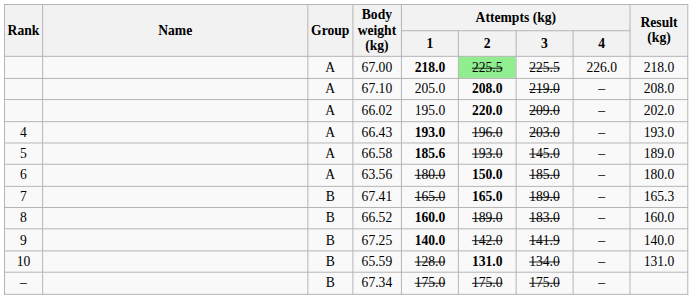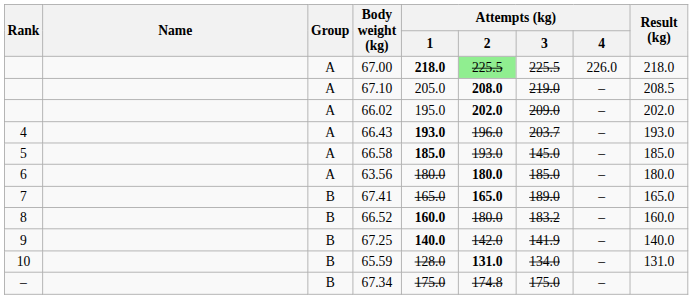(659, 89) 208.0 -> (659, 89) 208.5
(487, 110) 220.0 -> (487, 110) 202.0
(544, 132) 203.0 -> (544, 132) 203.7
(430, 153) 185.6 -> (430, 153) 185.0
(659, 153) 189.0 -> (659, 153) 185.0
(487, 175) 150.0 -> (487, 175) 180.0
(659, 196) 165.3 -> (659, 196) 165.0
(487, 218) 189.0 -> (487, 218) 180.0
(544, 218) 183.0 -> (544, 218) 183.2
(487, 283) 175.0 -> (487, 283) 174.8
